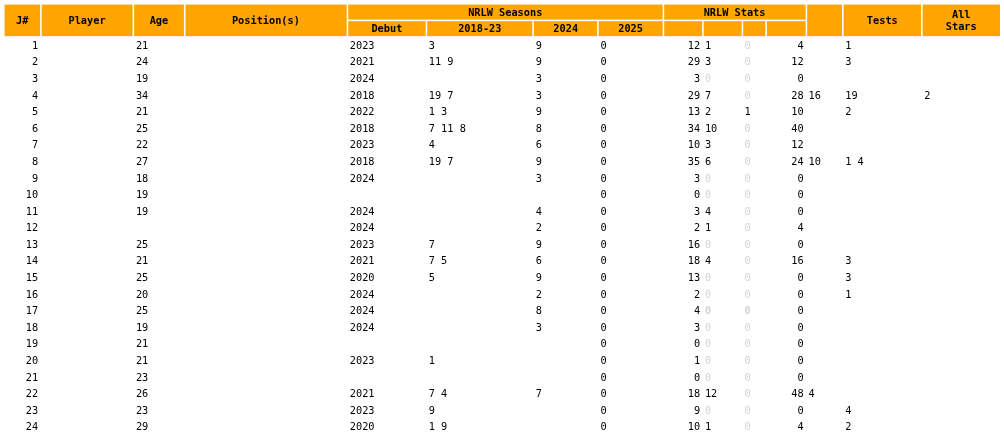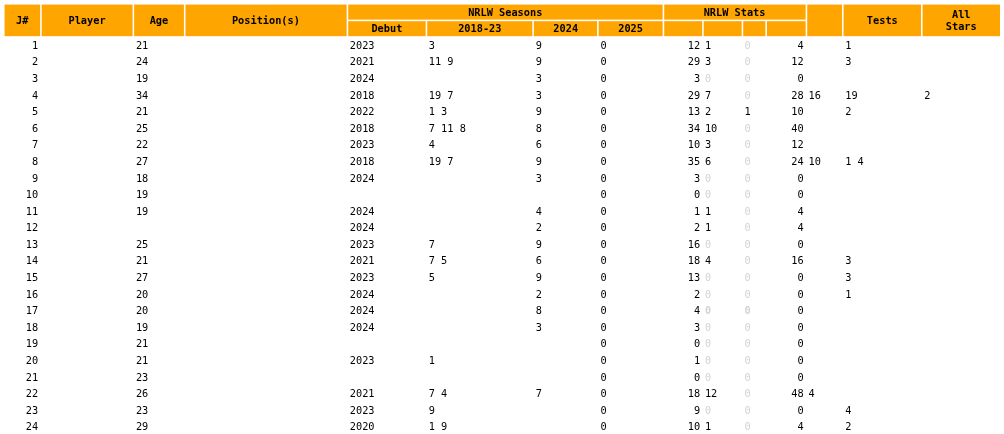(697, 211) 3 -> (697, 211) 1
(708, 211) 4 -> (708, 211) 1
(801, 211) 0 -> (801, 211) 4
(142, 278) 25 -> (142, 278) 27
(362, 278) 2020 -> (362, 278) 2023
(142, 311) 25 -> (142, 311) 20
